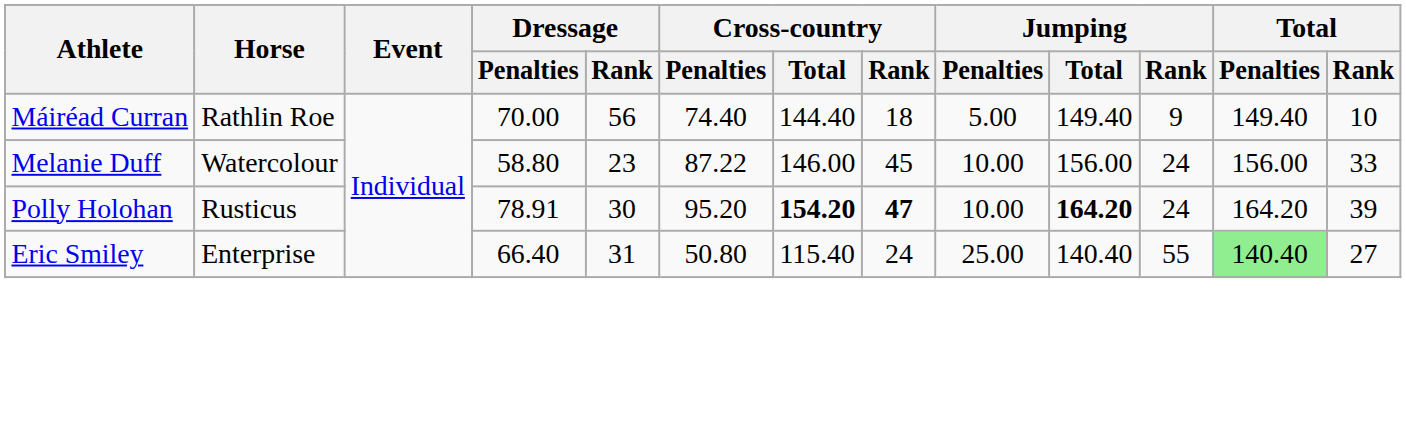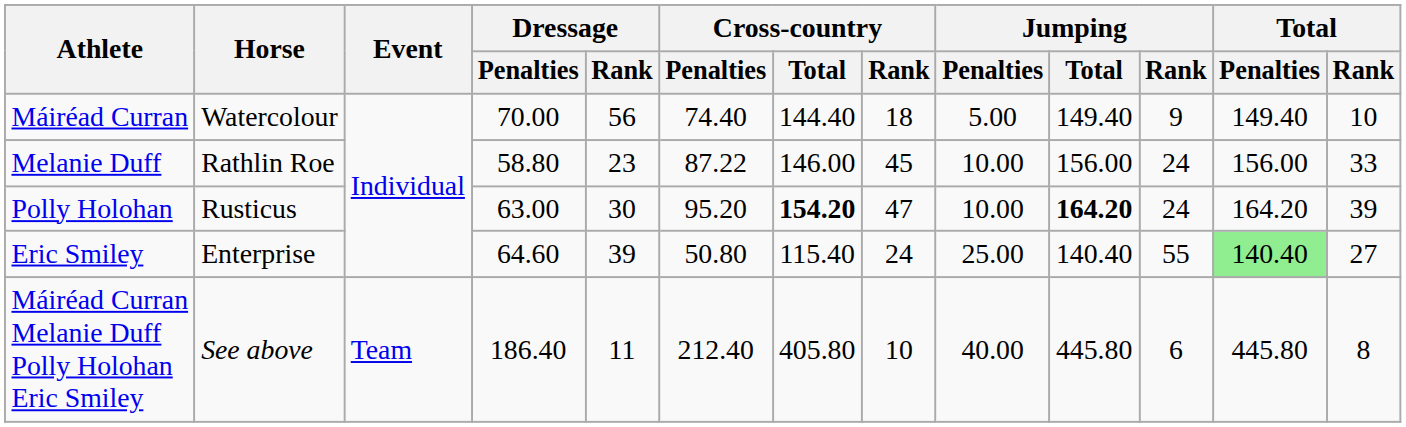(268, 117) Rathlin Roe -> (269, 117) Watercolour
(269, 162) Watercolour -> (268, 162) Rathlin Roe
(528, 208) 78.91 -> (528, 208) 63.00
(899, 208) bold -> (899, 208) normal
(528, 254) 66.40 -> (528, 254) 64.60
(622, 254) 31 -> (622, 254) 39
+ row: (100, 349)
